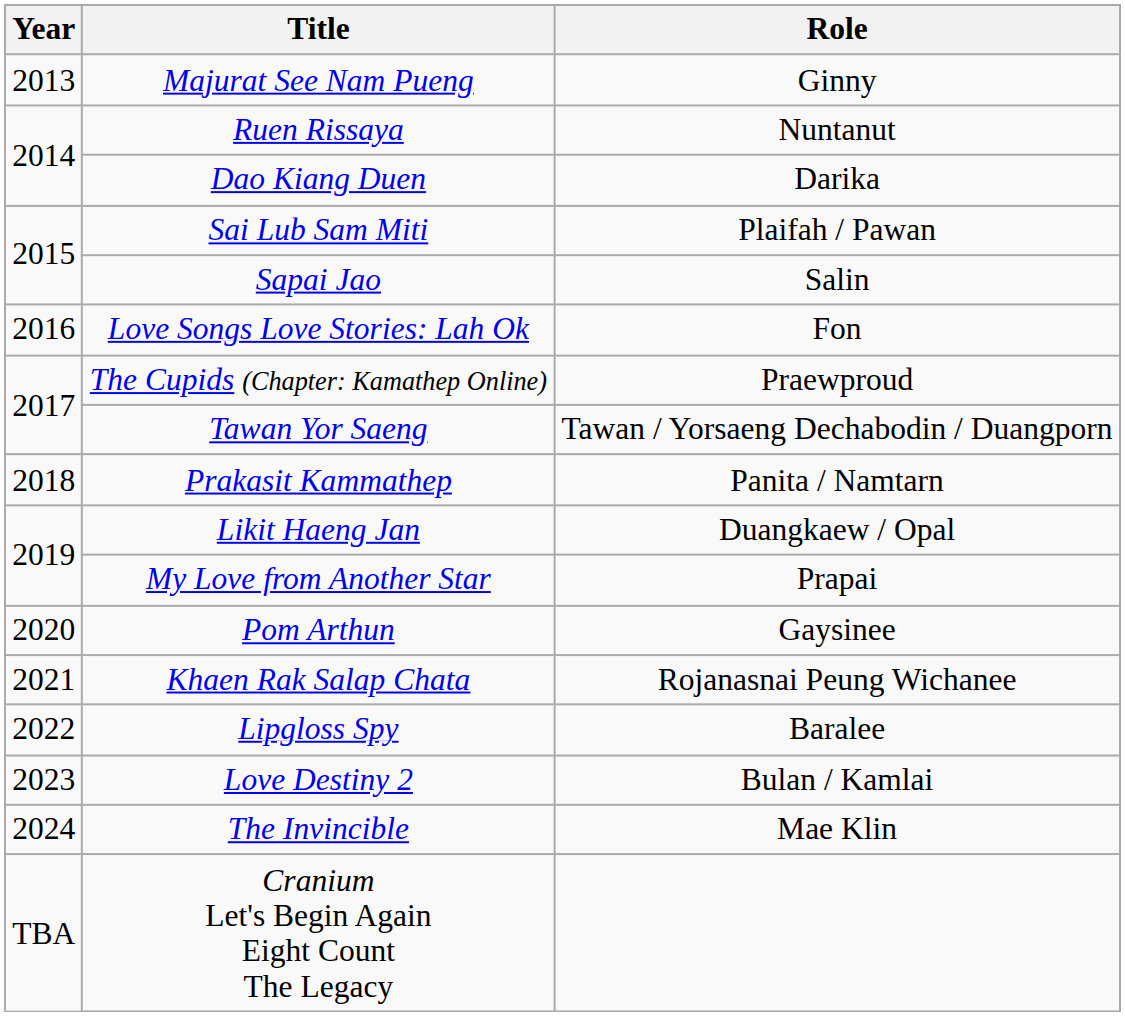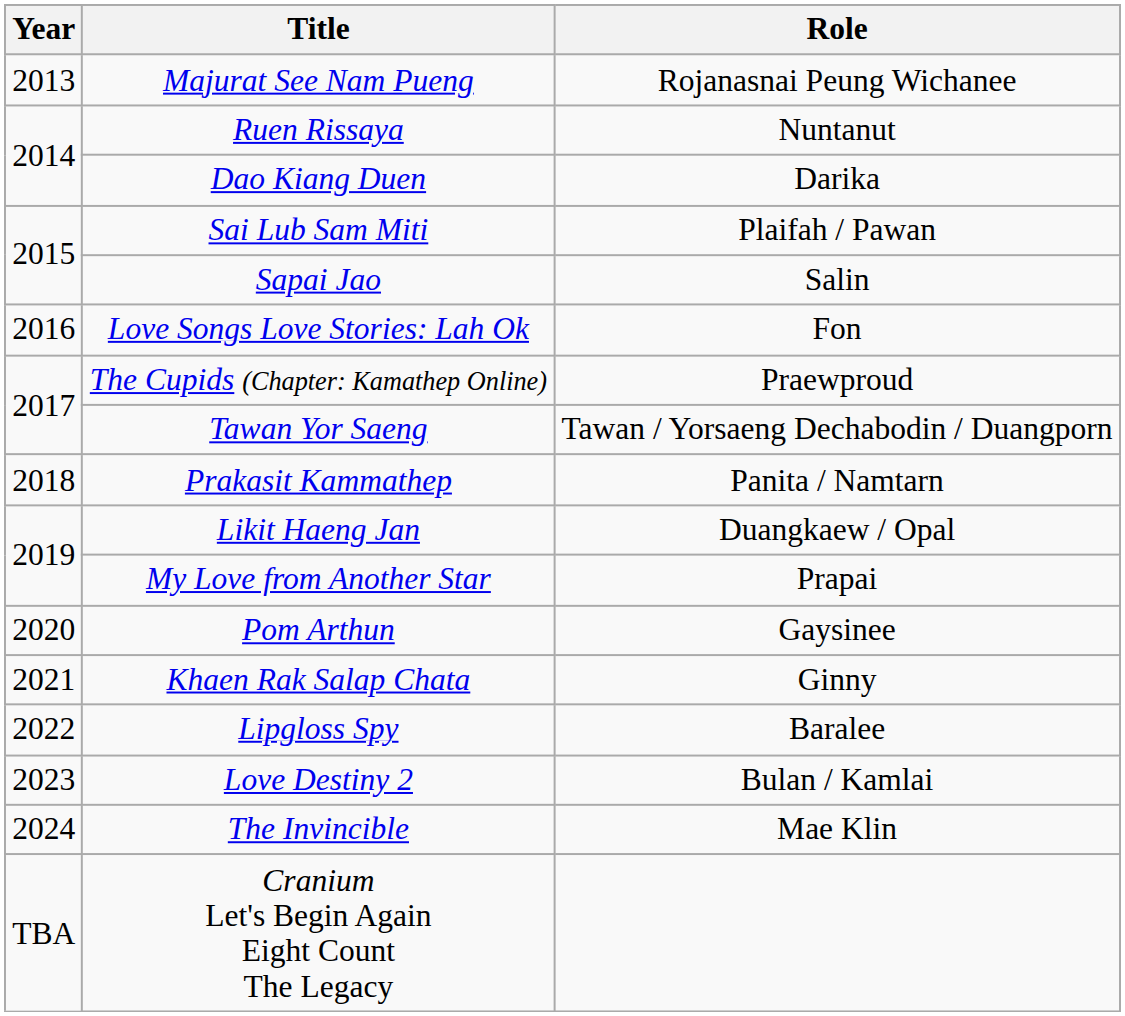(837, 79) Ginny -> (837, 79) Rojanasnai Peung Wichanee
(837, 679) Rojanasnai Peung Wichanee -> (837, 679) Ginny
